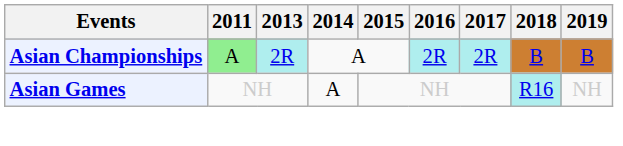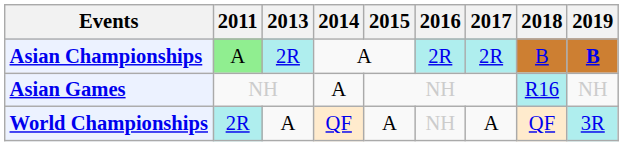(587, 55) normal -> (593, 55) bold
+ row: (109, 123)
